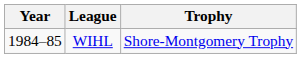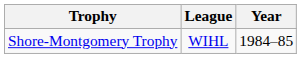columns swapped: (35, 16) <-> (208, 16)
